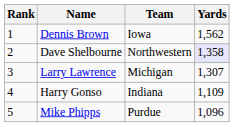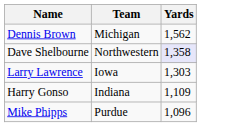- column: (21, 14)
(139, 34) Iowa -> (117, 34) Michigan
(150, 73) Michigan -> (106, 73) Iowa
(210, 73) 1,307 -> (177, 73) 1,303
